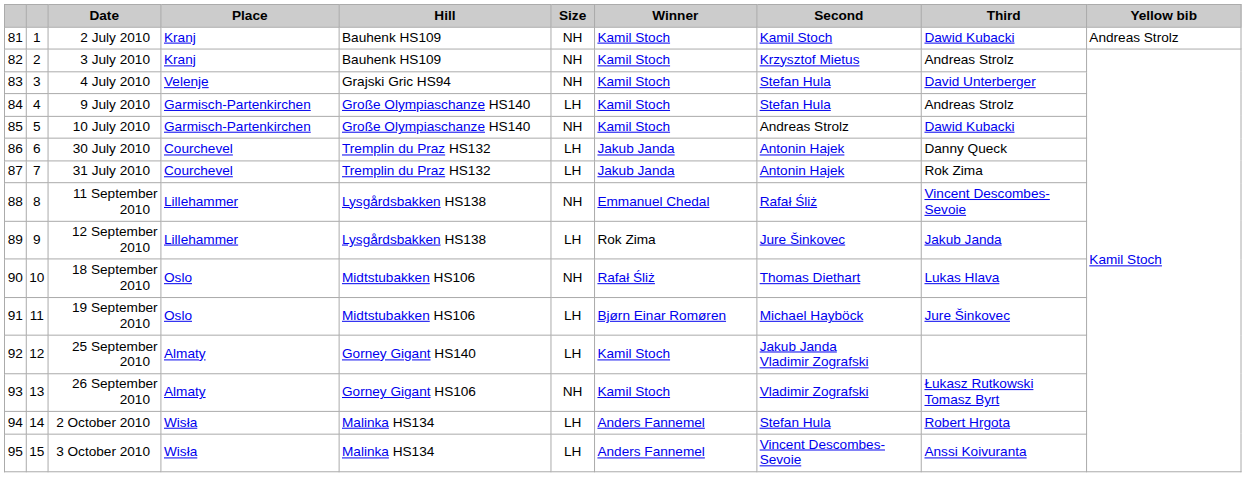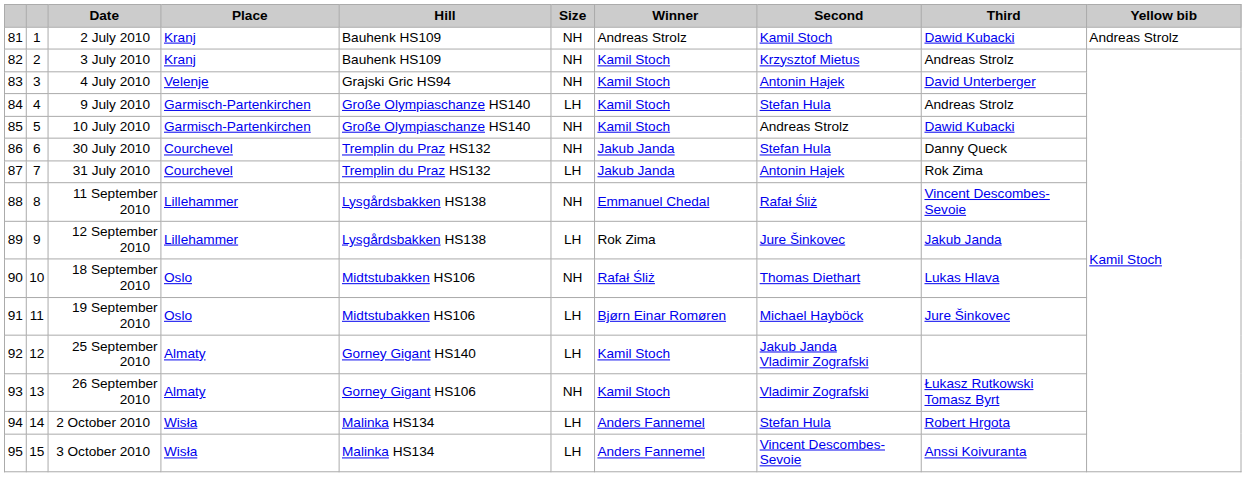(634, 37) Kamil Stoch -> (642, 37) Andreas Strolz
(795, 82) Stefan Hula -> (802, 82) Antonin Hajek
(573, 149) LH -> (573, 149) NH
(802, 149) Antonin Hajek -> (795, 149) Stefan Hula
